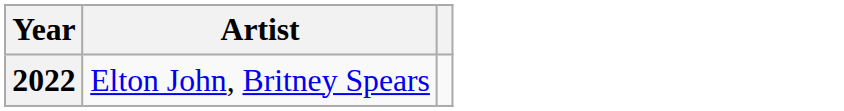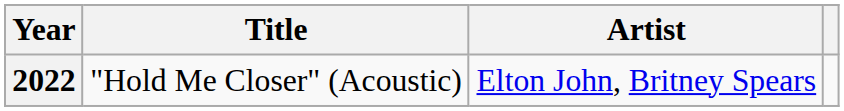+ column: (276, 29)
